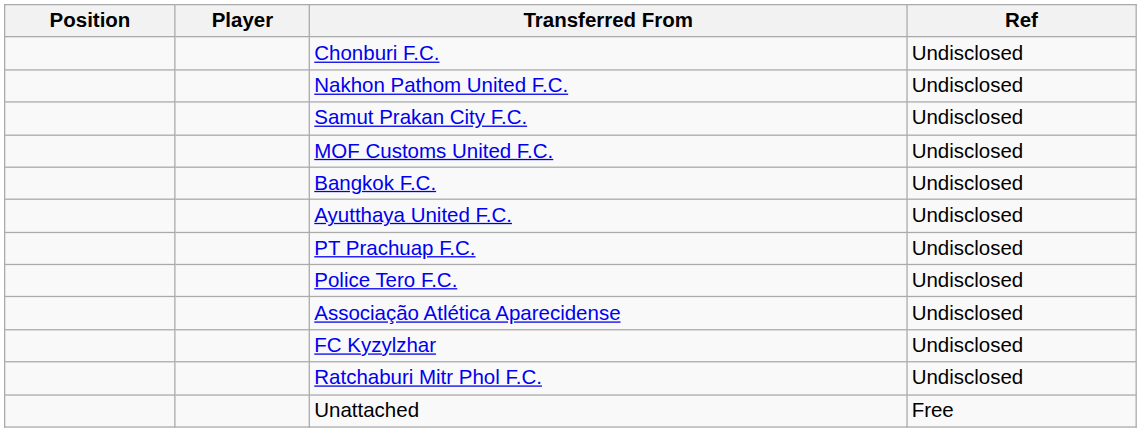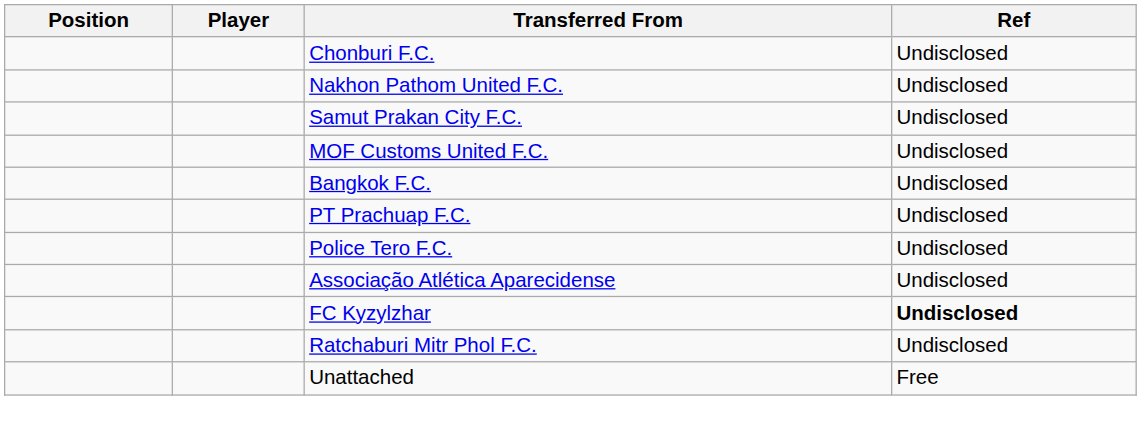- row: (413, 215)
(967, 345) normal -> (957, 313) bold
